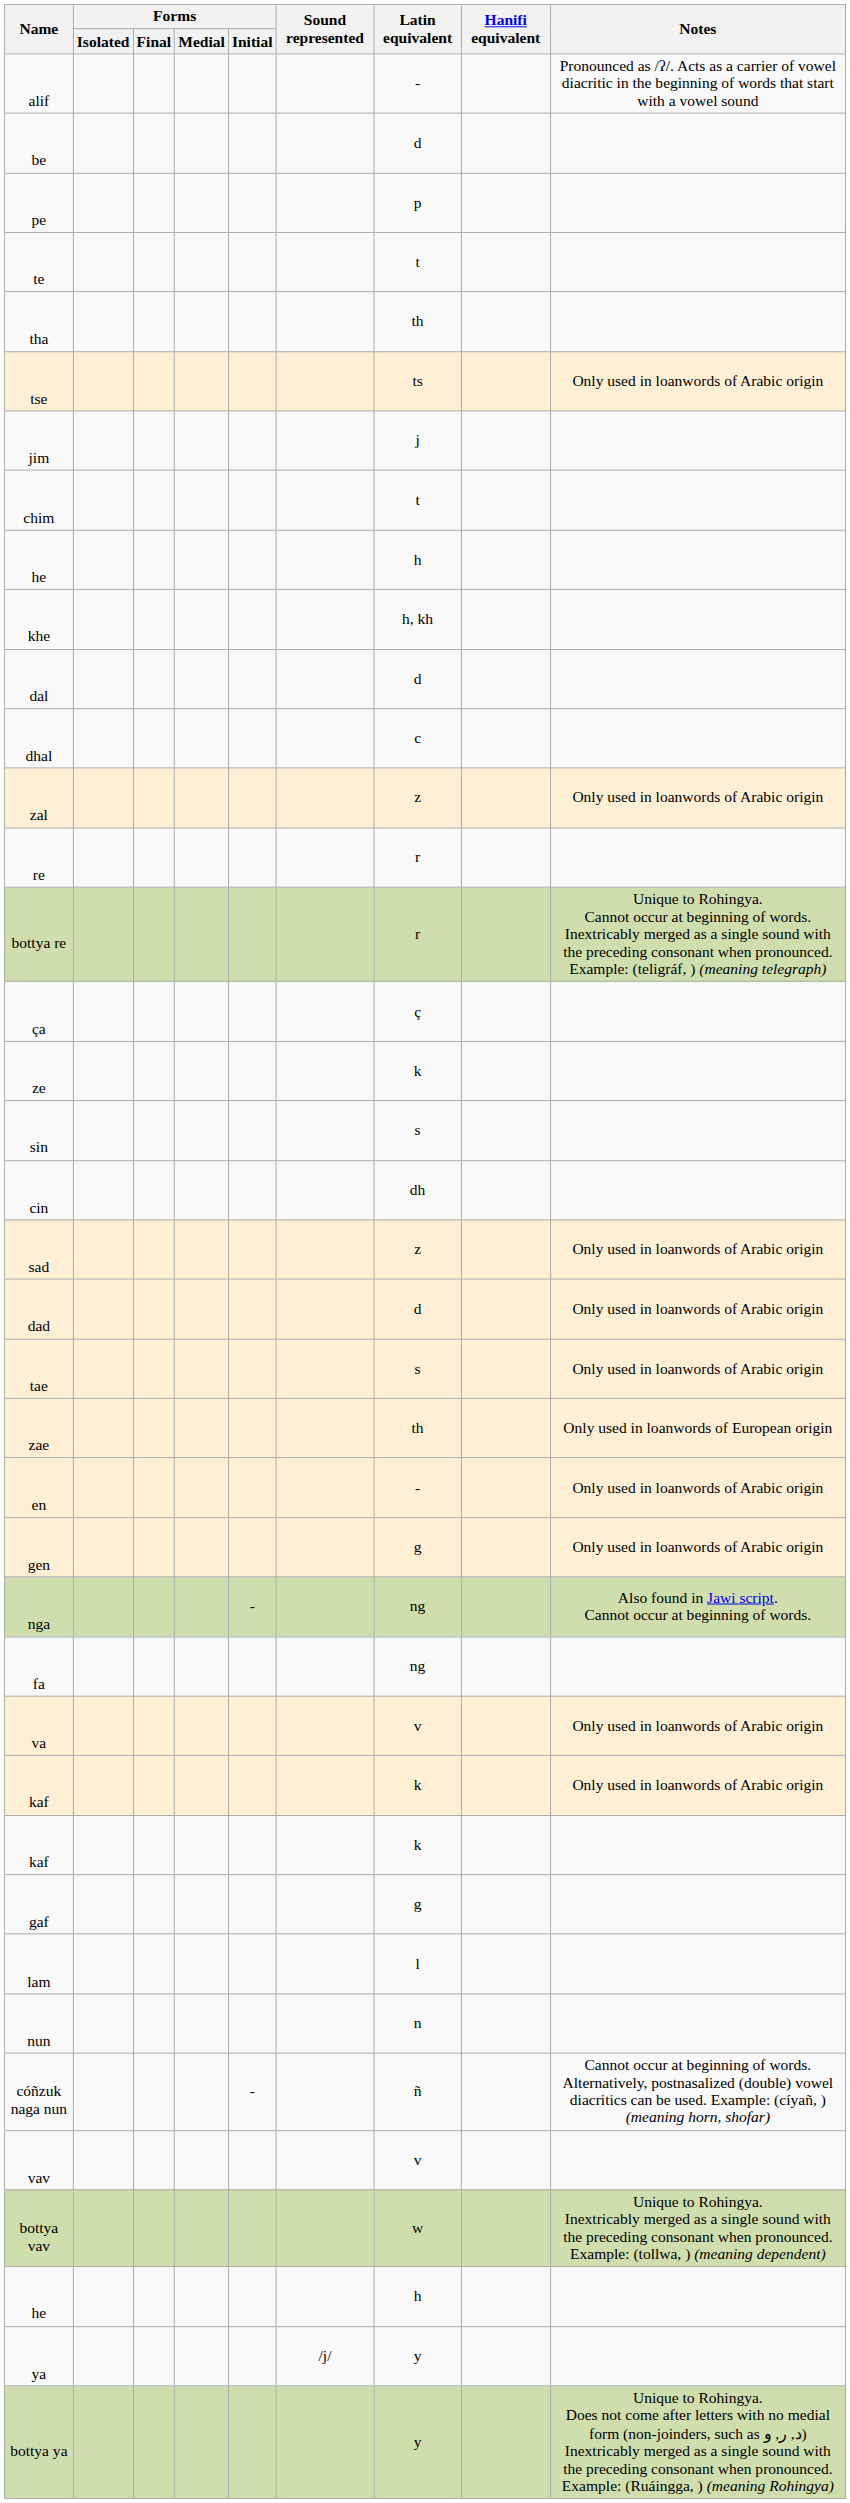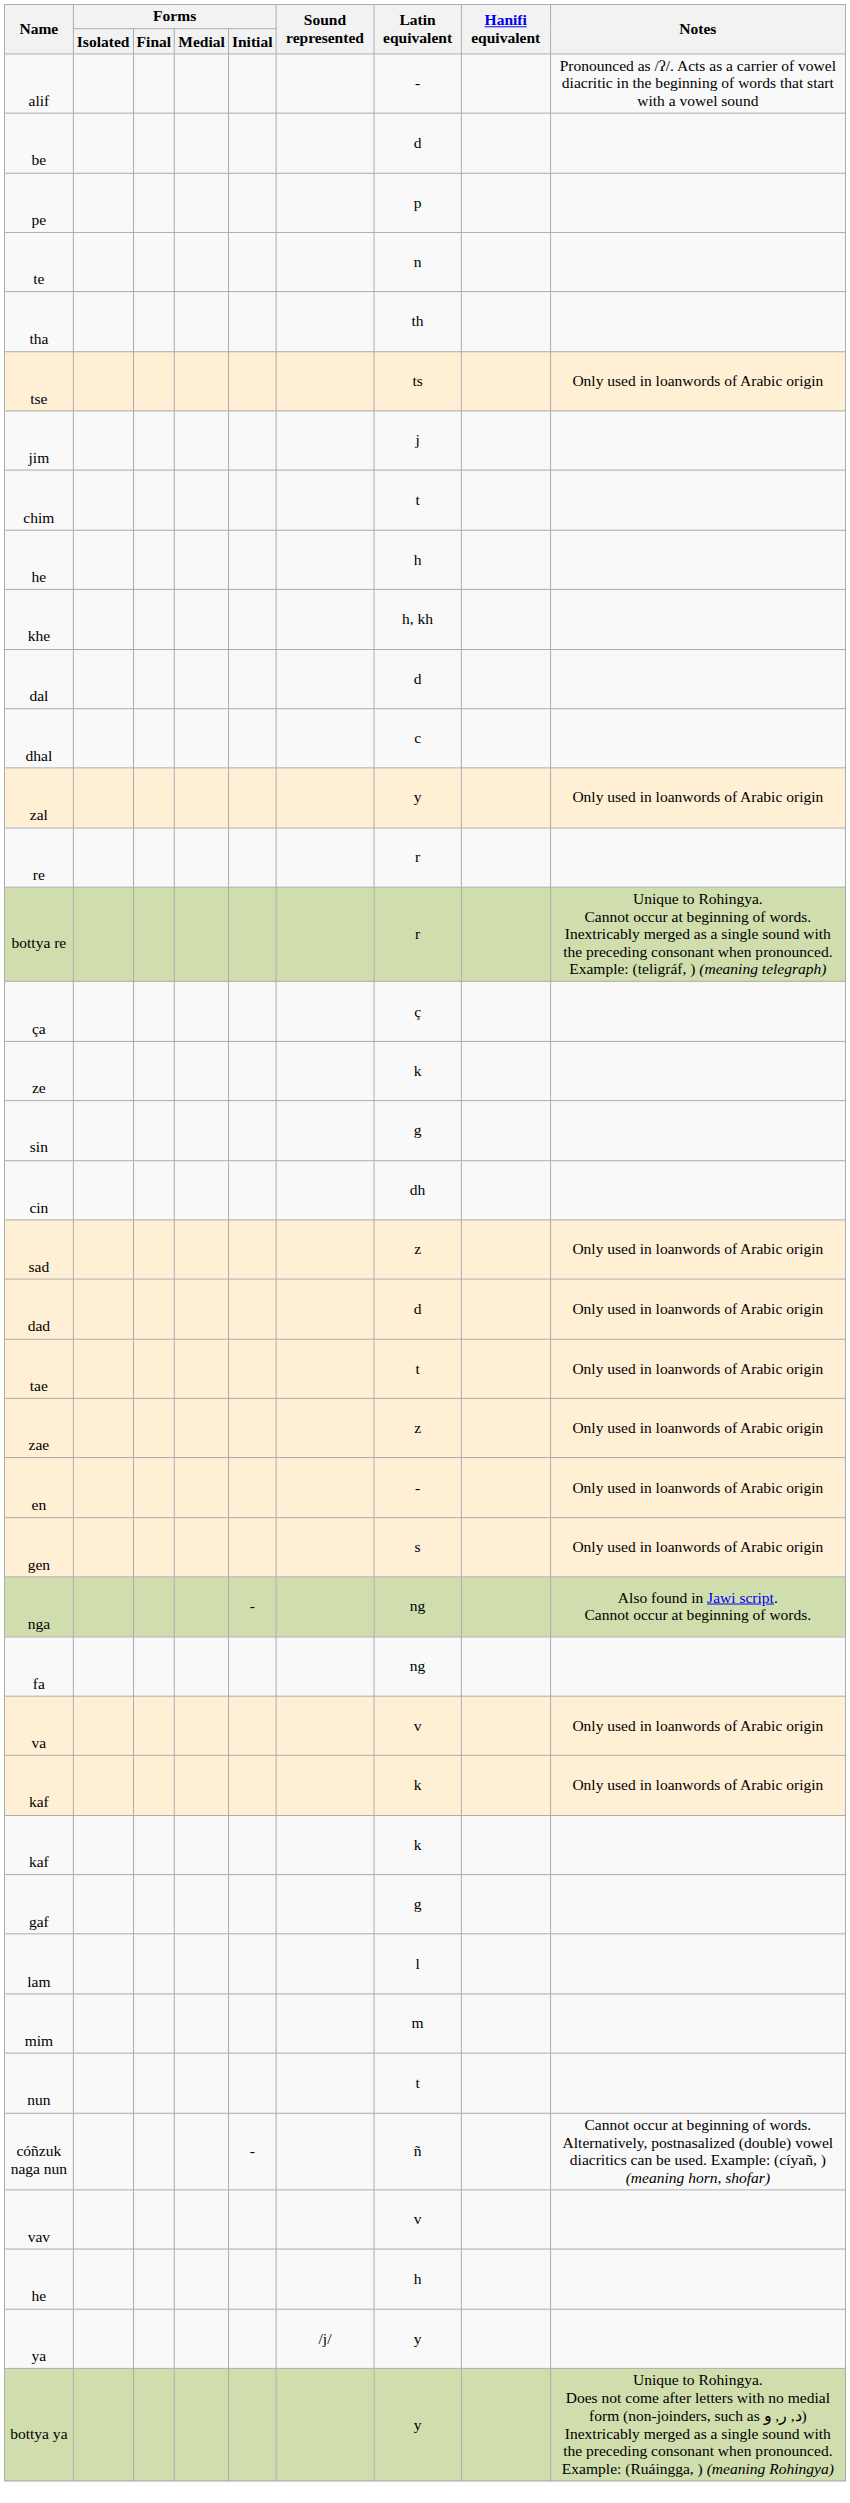(418, 262) t -> (418, 262) n
(418, 797) z -> (418, 797) y
(418, 1130) s -> (418, 1130) g
(418, 1368) s -> (418, 1368) t
(418, 1428) th -> (418, 1428) z
(698, 1428) Only used in loanwords of European origin -> (698, 1428) Only used in loanwords of Arabic origin
(418, 1547) g -> (418, 1547) s
+ row: (39, 2040)
(418, 2023) n -> (418, 2083) t
- row: (39, 2237)
